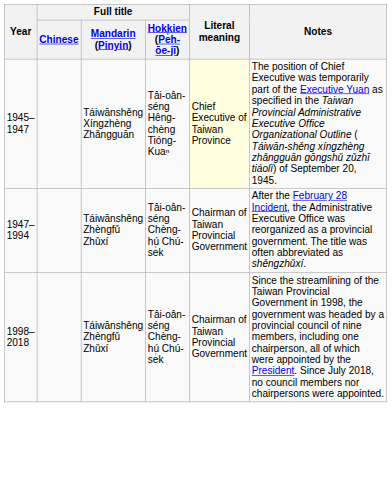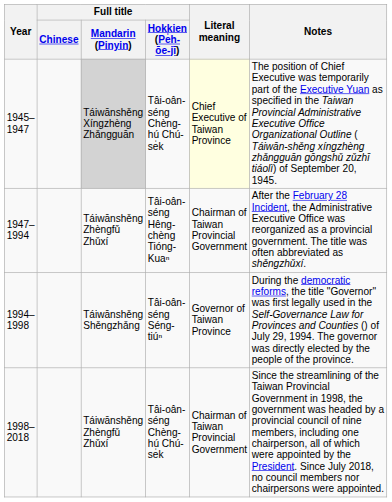(113, 123) no background -> (113, 123) lightgrey background
(167, 123) Tâi-oân-séng Hêng-chèng Tióng-Kuaⁿ -> (167, 123) Tâi-oân-séng Chèng-hú Chú-se̍k
(167, 230) Tâi-oân-séng Chèng-hú Chú-se̍k -> (167, 230) Tâi-oân-séng Hêng-chèng Tióng-Kuaⁿ
+ row: (21, 320)
